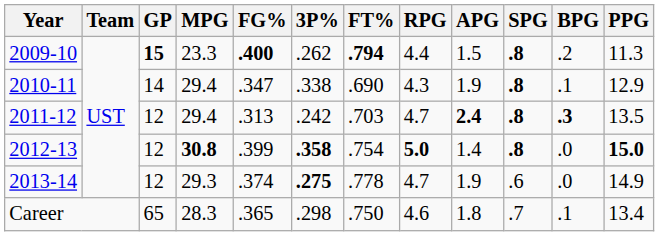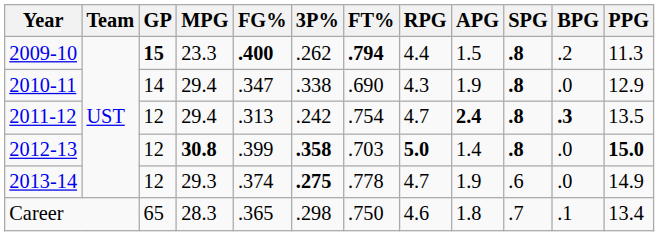(565, 85) .1 -> (565, 85) .0
(366, 117) .703 -> (366, 117) .754
(366, 149) .754 -> (366, 149) .703
